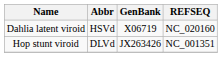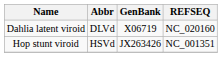(102, 28) HSVd -> (102, 28) DLVd
(102, 44) DLVd -> (102, 44) HSVd
